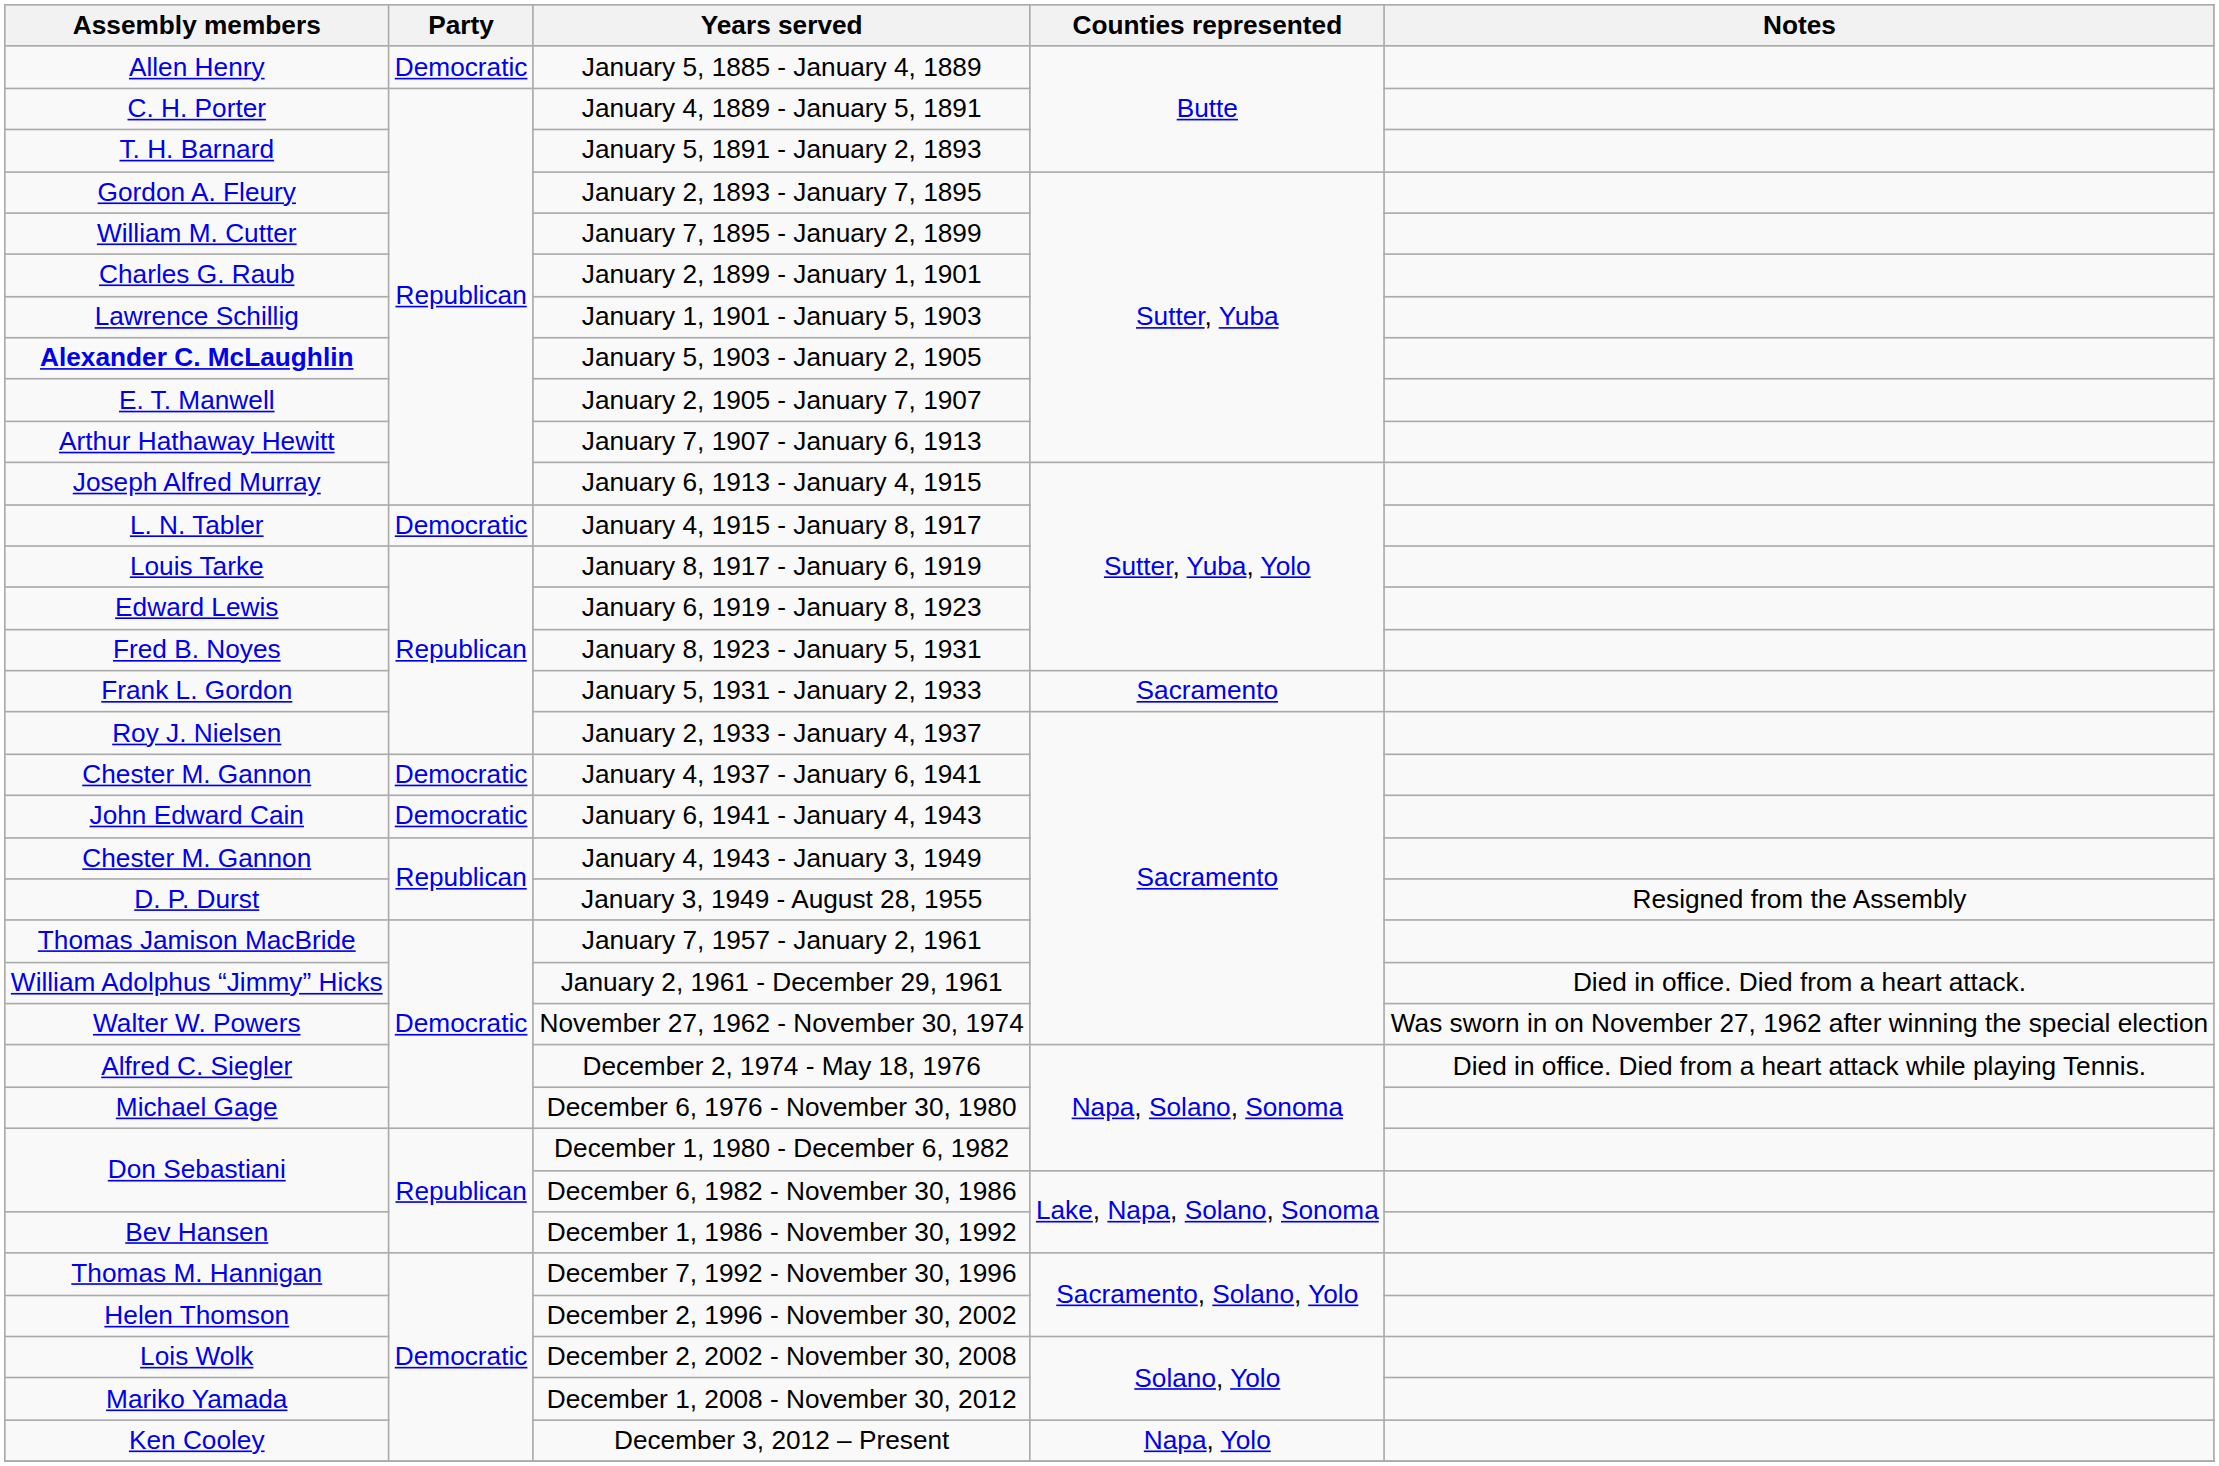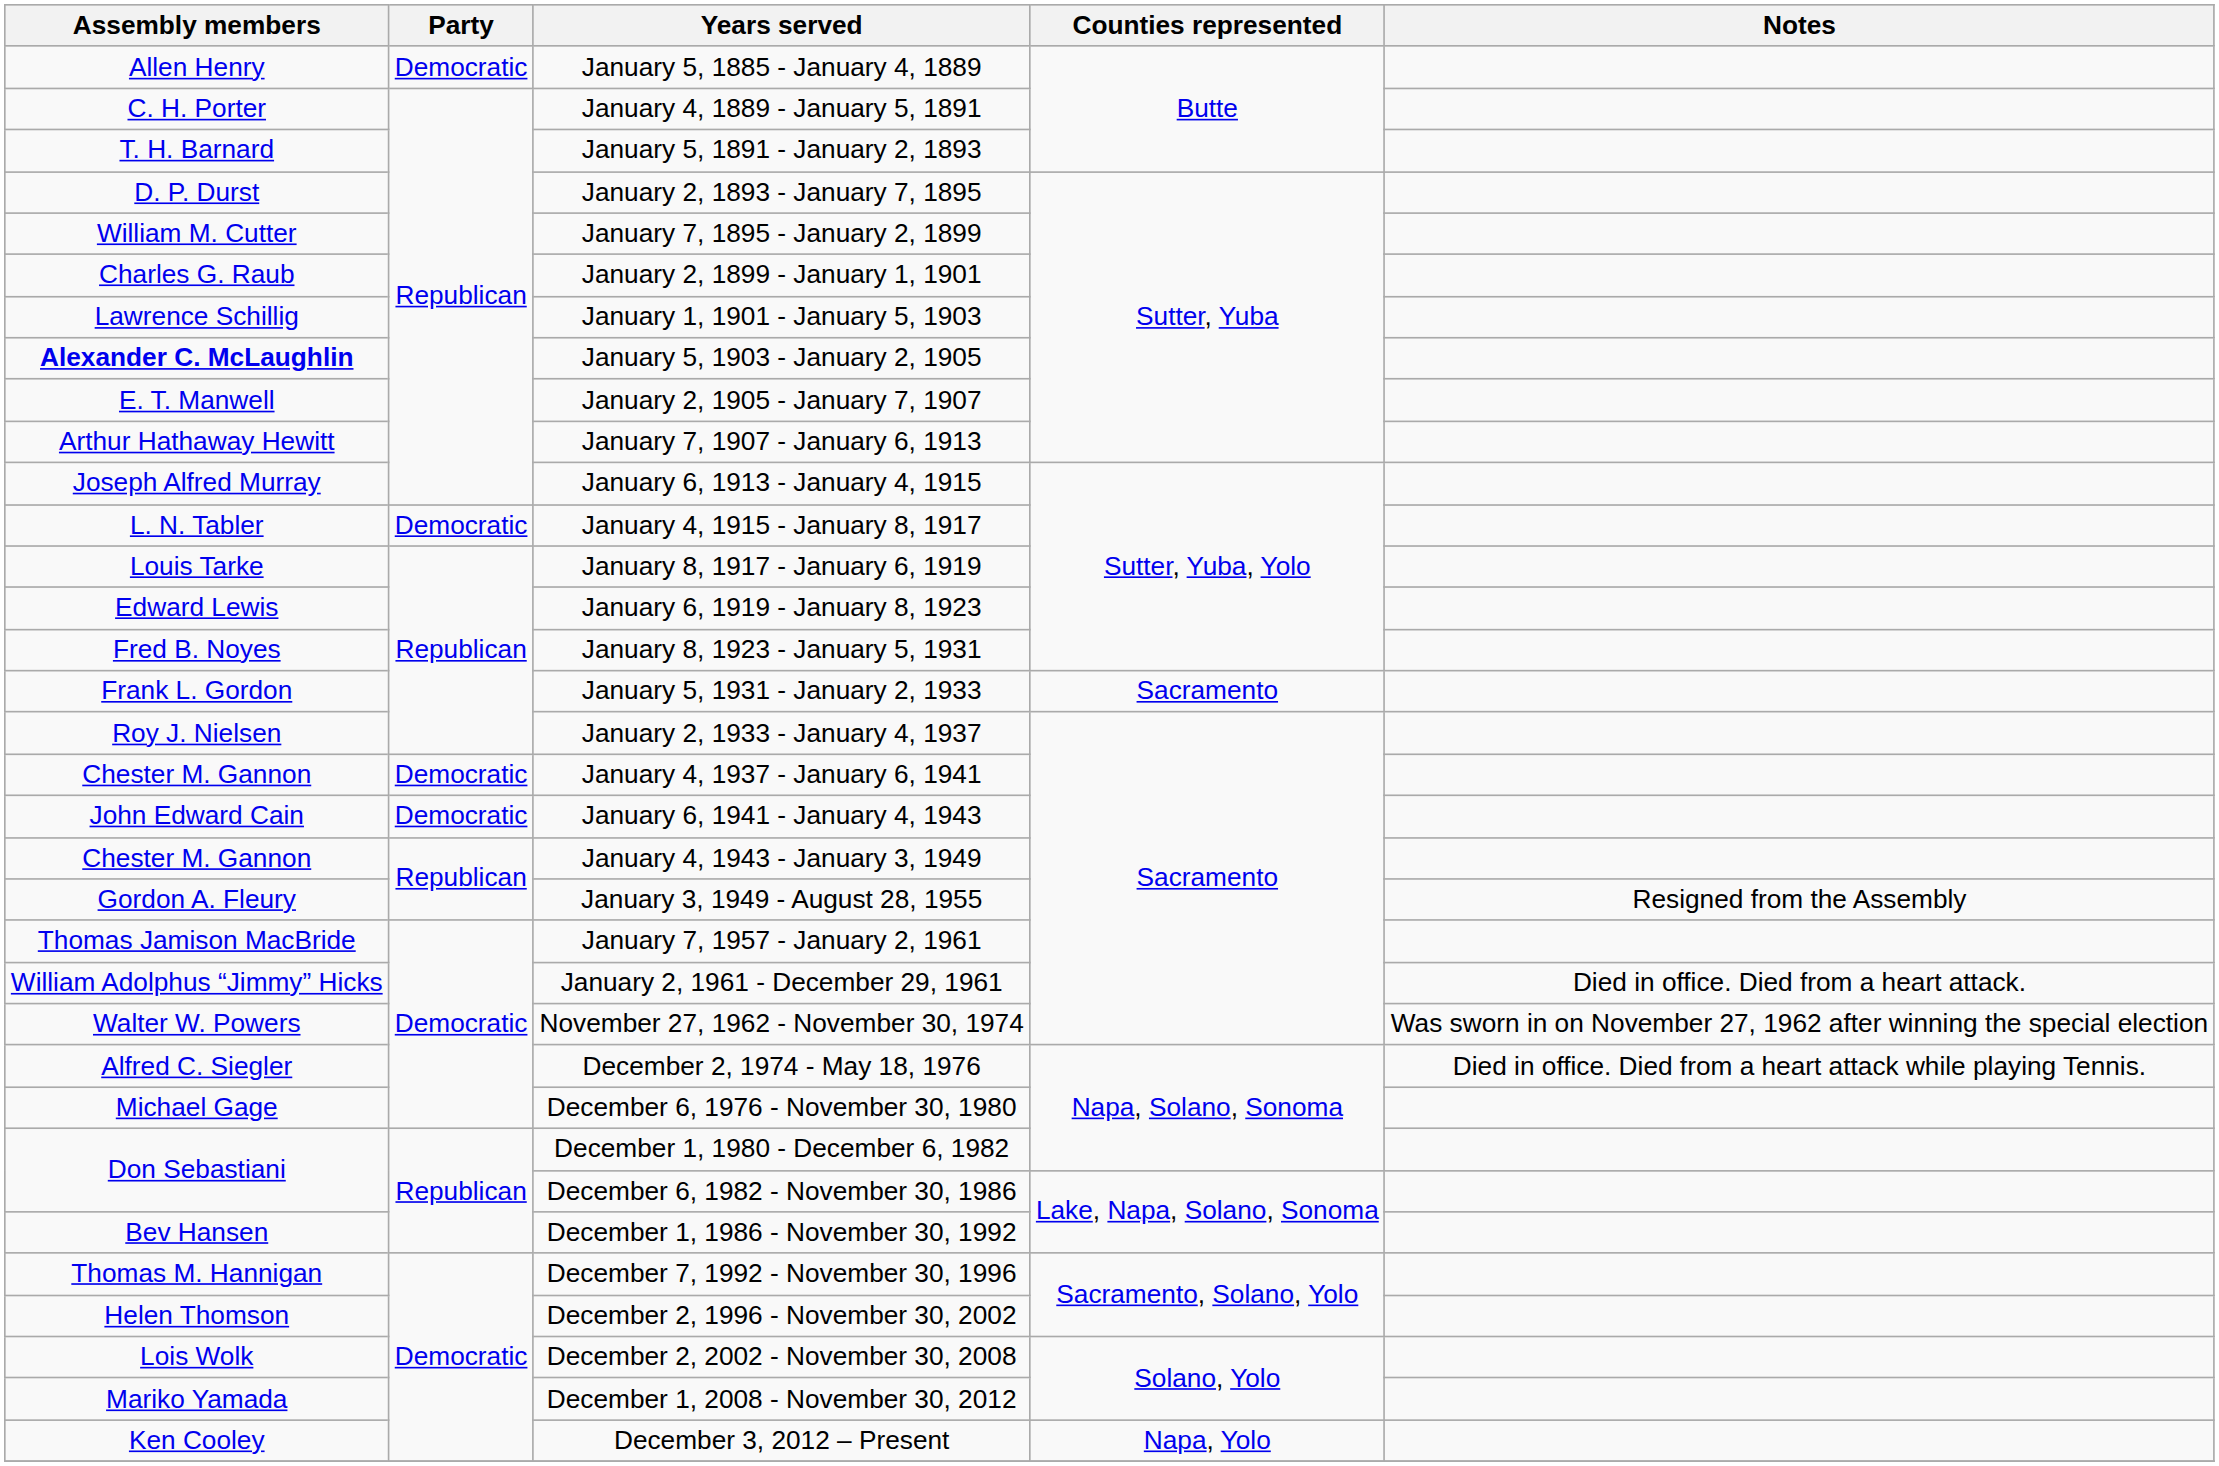(197, 191) Gordon A. Fleury -> (197, 191) D. P. Durst
(197, 899) D. P. Durst -> (197, 899) Gordon A. Fleury
